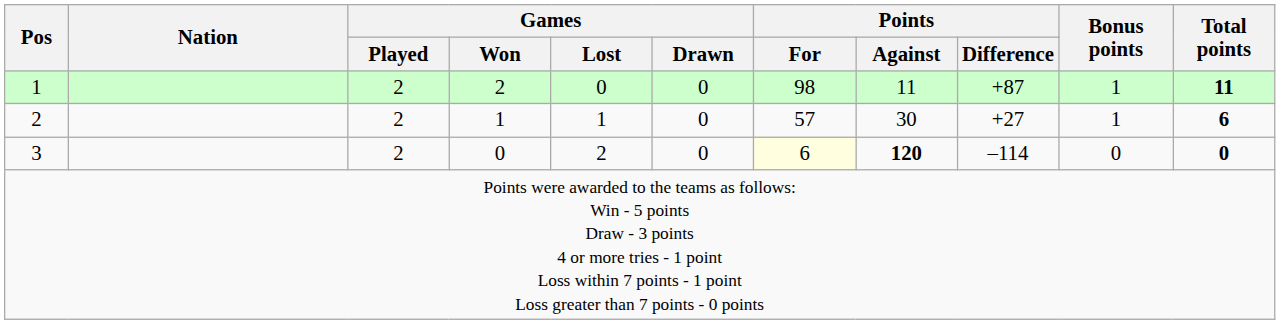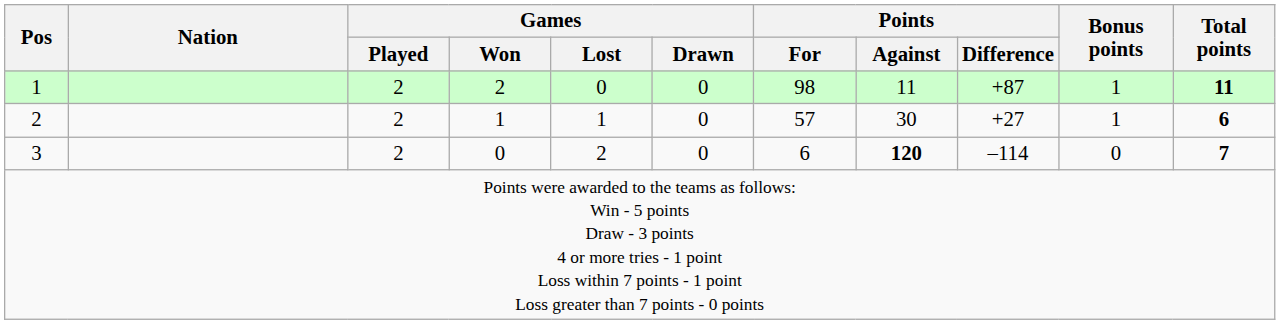(805, 152) lightyellow background -> (805, 152) no background
(1224, 152) 0 -> (1224, 152) 7
